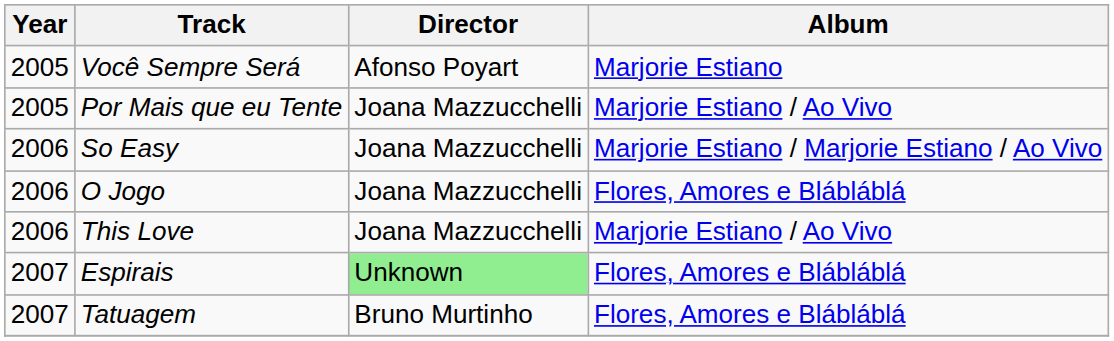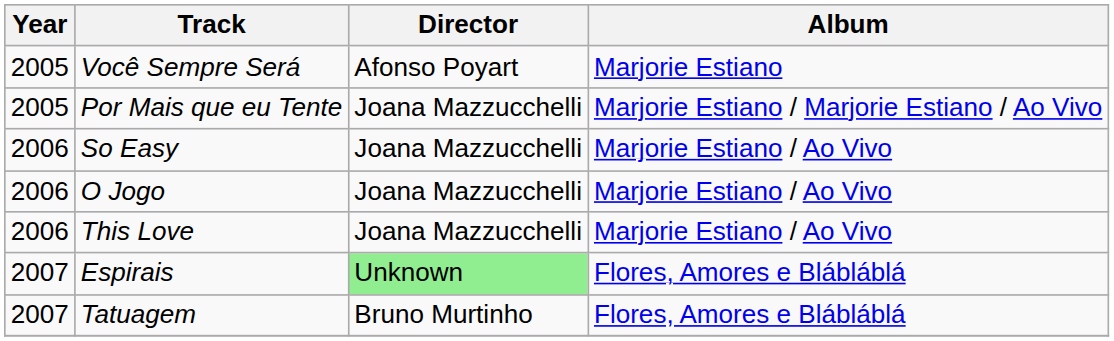(743, 107) Marjorie Estiano / Ao Vivo -> (848, 107) Marjorie Estiano / Marjorie Estiano / Ao Vivo
(848, 149) Marjorie Estiano / Marjorie Estiano / Ao Vivo -> (743, 149) Marjorie Estiano / Ao Vivo
(750, 190) Flores, Amores e Blábláblá -> (743, 190) Marjorie Estiano / Ao Vivo
